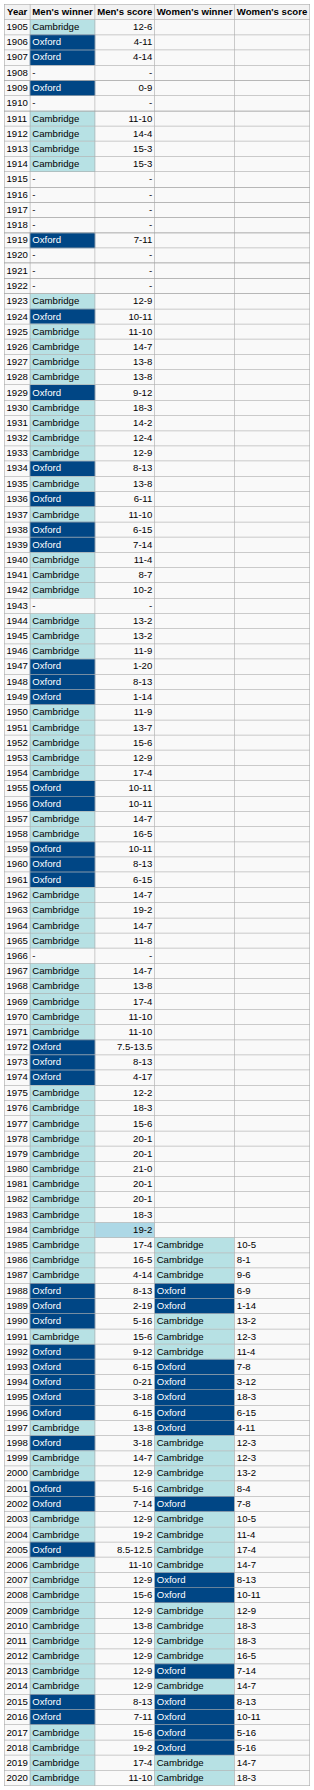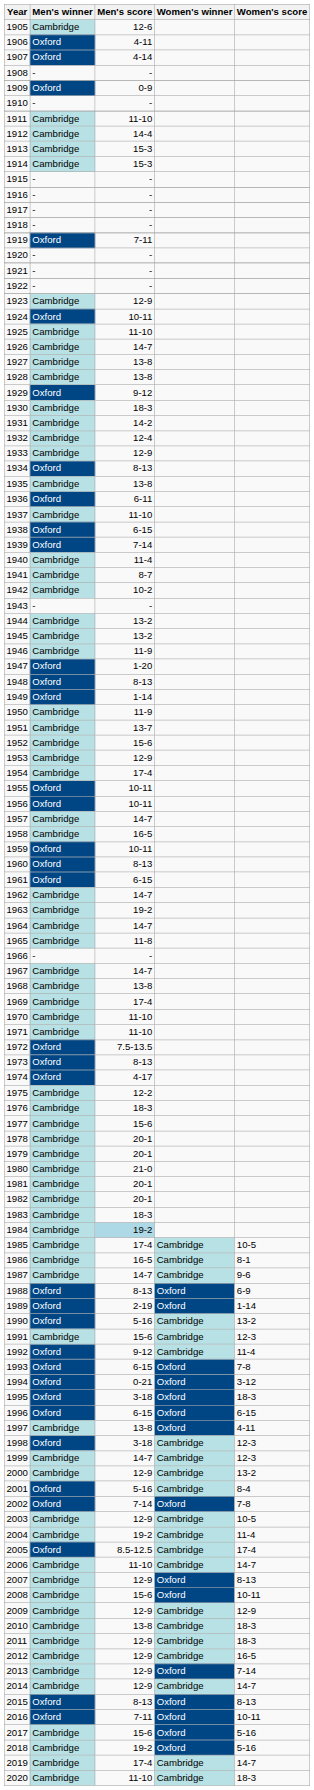(143, 1275) 4-14 -> (143, 1275) 14-7
